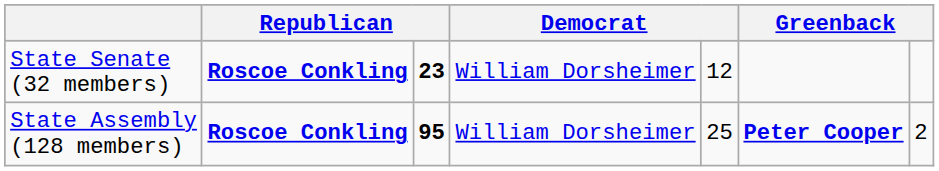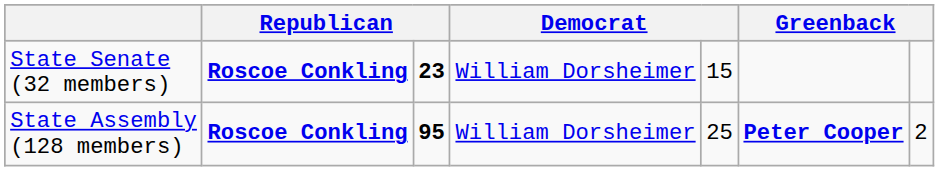(720, 72) 12 -> (720, 72) 15
